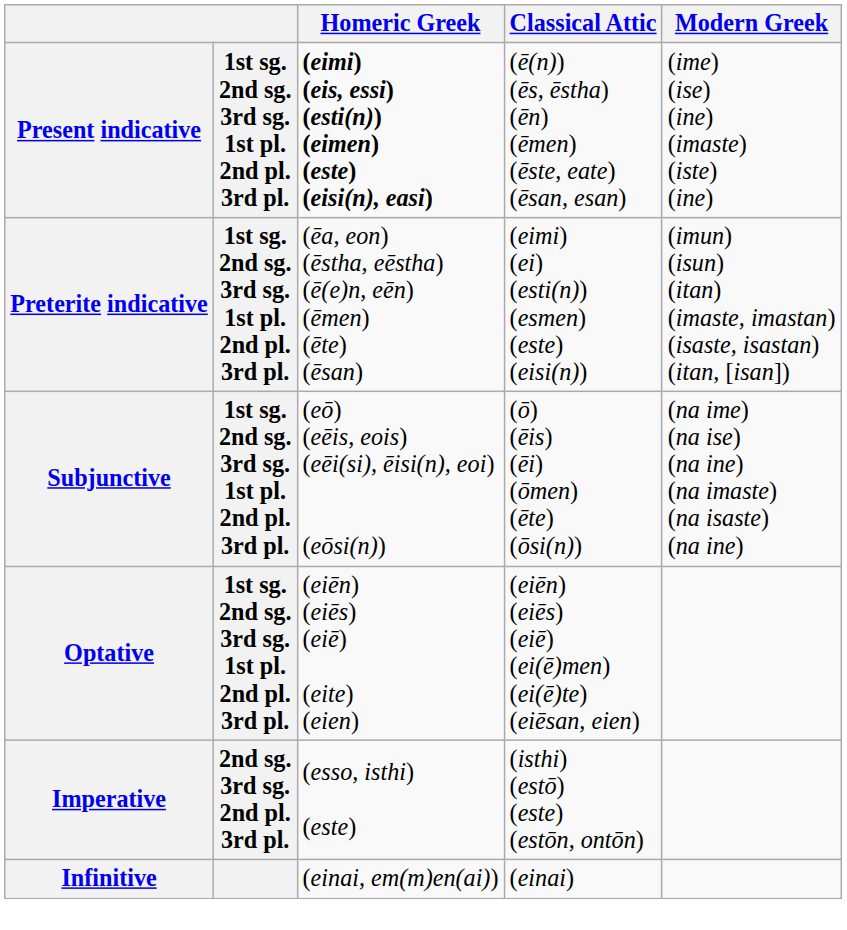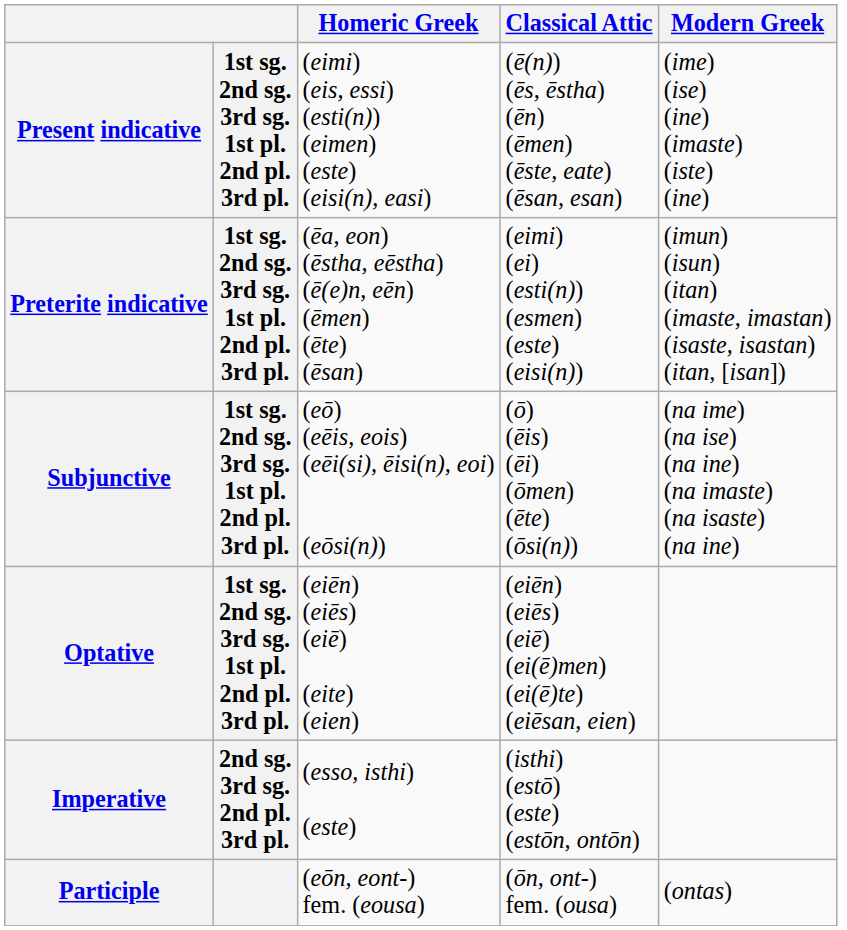(368, 129) bold -> (367, 129) normal
- row: (109, 878)
+ row: (109, 892)
